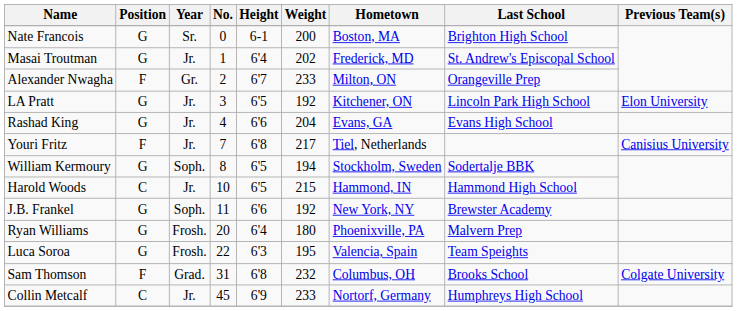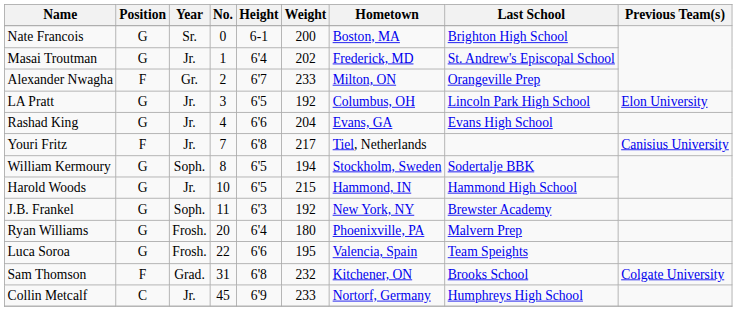(372, 101) Kitchener, ON -> (374, 101) Columbus, OH
(143, 187) C -> (143, 187) G
(259, 209) 6'6 -> (259, 209) 6'3
(259, 252) 6'3 -> (259, 252) 6'6
(374, 274) Columbus, OH -> (372, 274) Kitchener, ON
